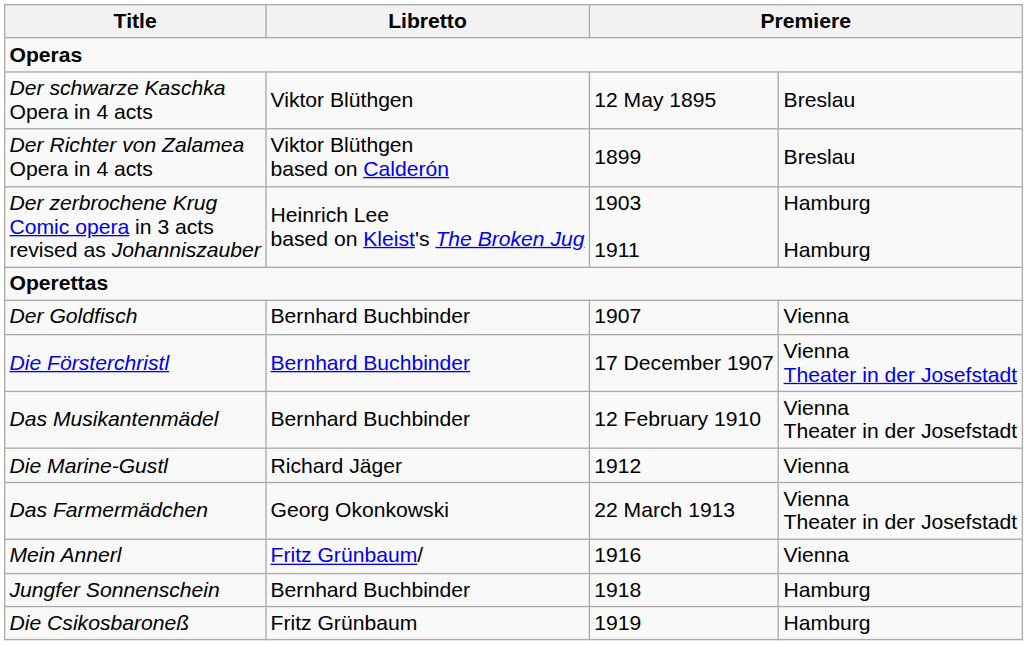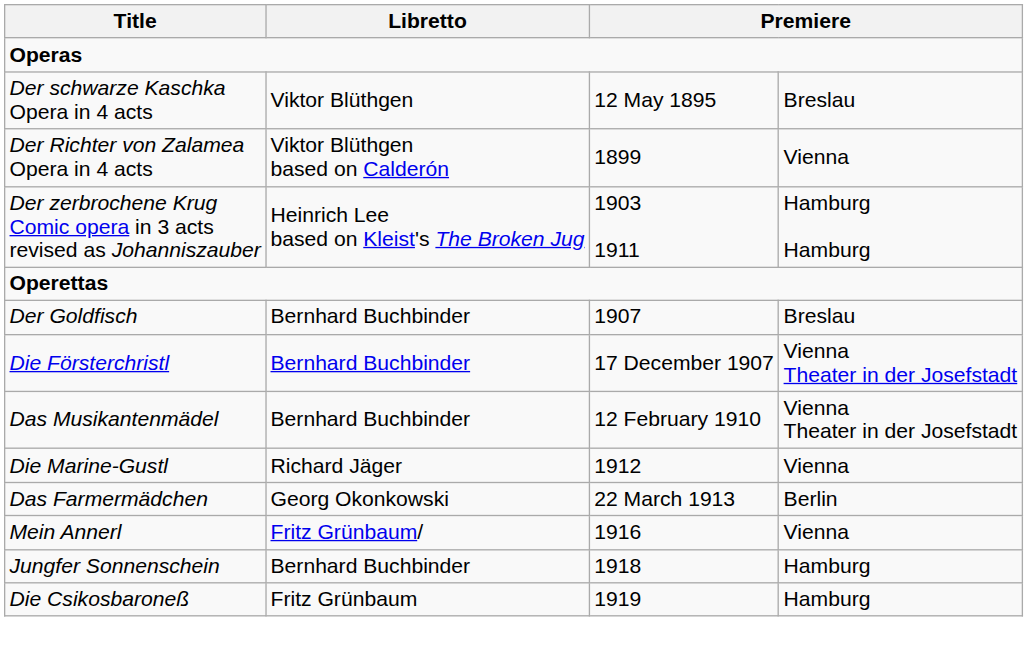(819, 157) Breslau -> (816, 157) Vienna
(816, 317) Vienna -> (819, 317) Breslau
(900, 510) Vienna Theater in der Josefstadt -> (811, 498) Berlin
